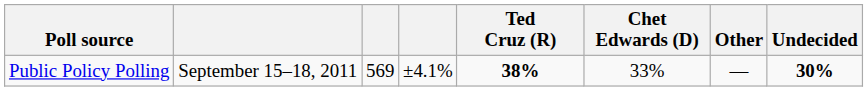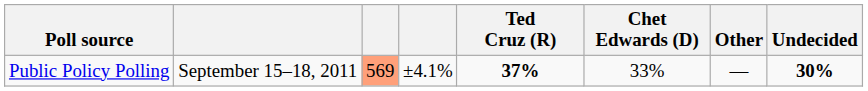(380, 70) no background -> (380, 70) lightsalmon background
(520, 70) 38% -> (520, 70) 37%
